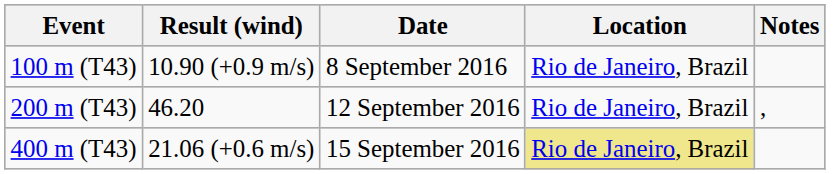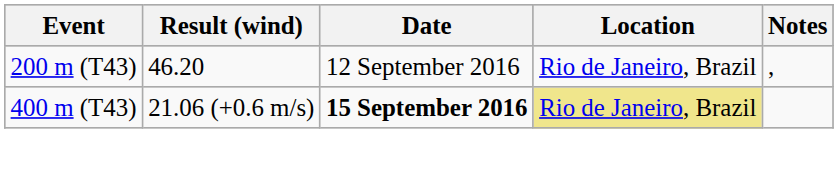- row: (74, 66)
(423, 148) normal -> (427, 107) bold
